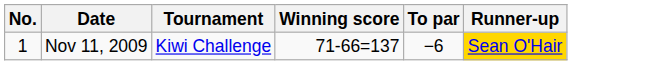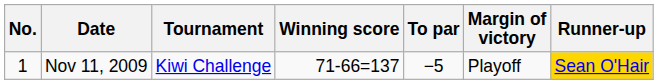+ column: (507, 28)
(434, 46) −6 -> (434, 66) −5
